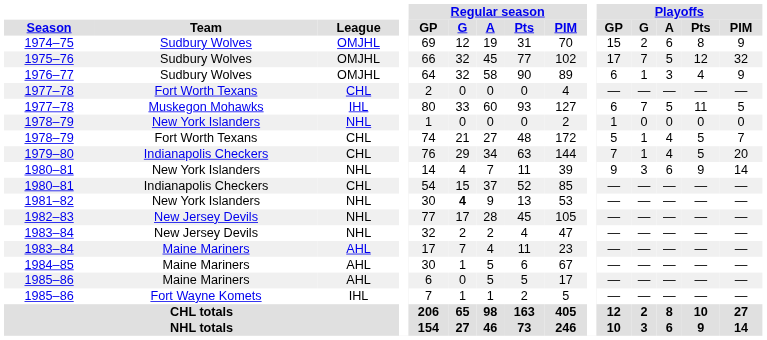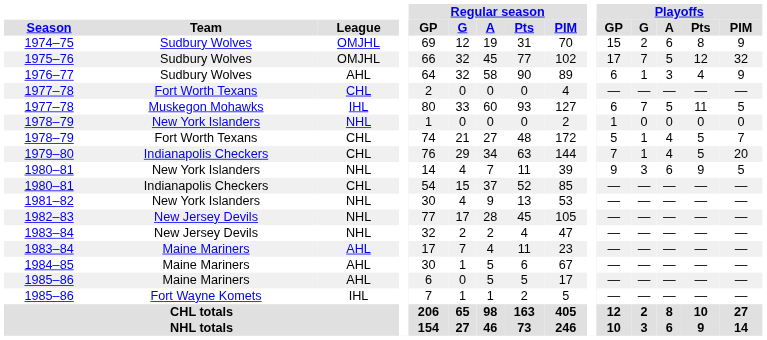(359, 75) OMJHL -> (359, 75) AHL
(741, 170) 14 -> (741, 170) 5
(462, 201) bold -> (462, 201) normal
